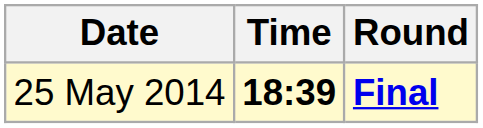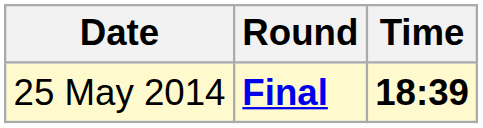columns swapped: (289, 33) <-> (411, 33)
